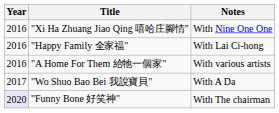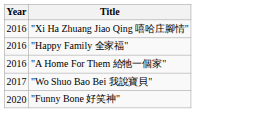- column: (233, 12)
(17, 99) lavender background -> (17, 99) no background
